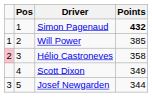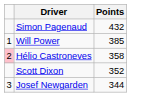- column: (24, 12)
(138, 27) bold -> (117, 27) normal
(138, 71) 349 -> (117, 71) 352
